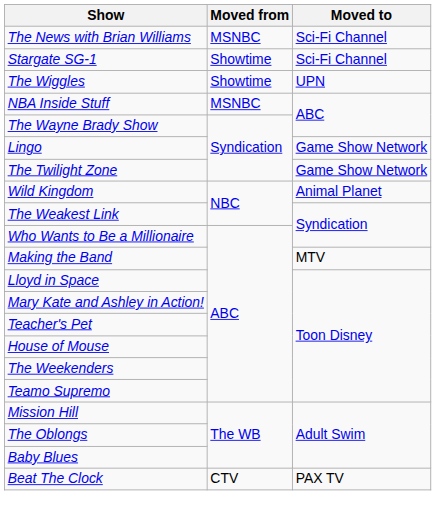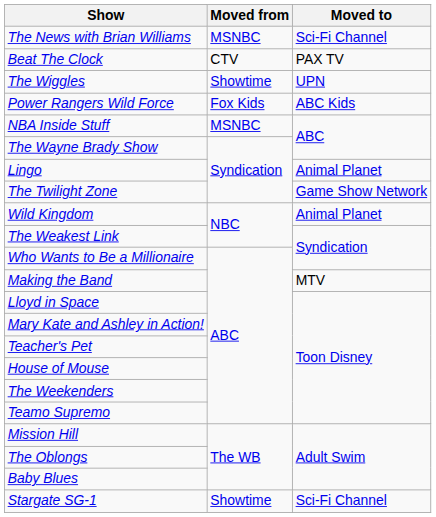rows swapped: (52, 59) <-> (55, 479)
+ row: (91, 103)
(361, 147) Game Show Network -> (339, 170) Animal Planet
